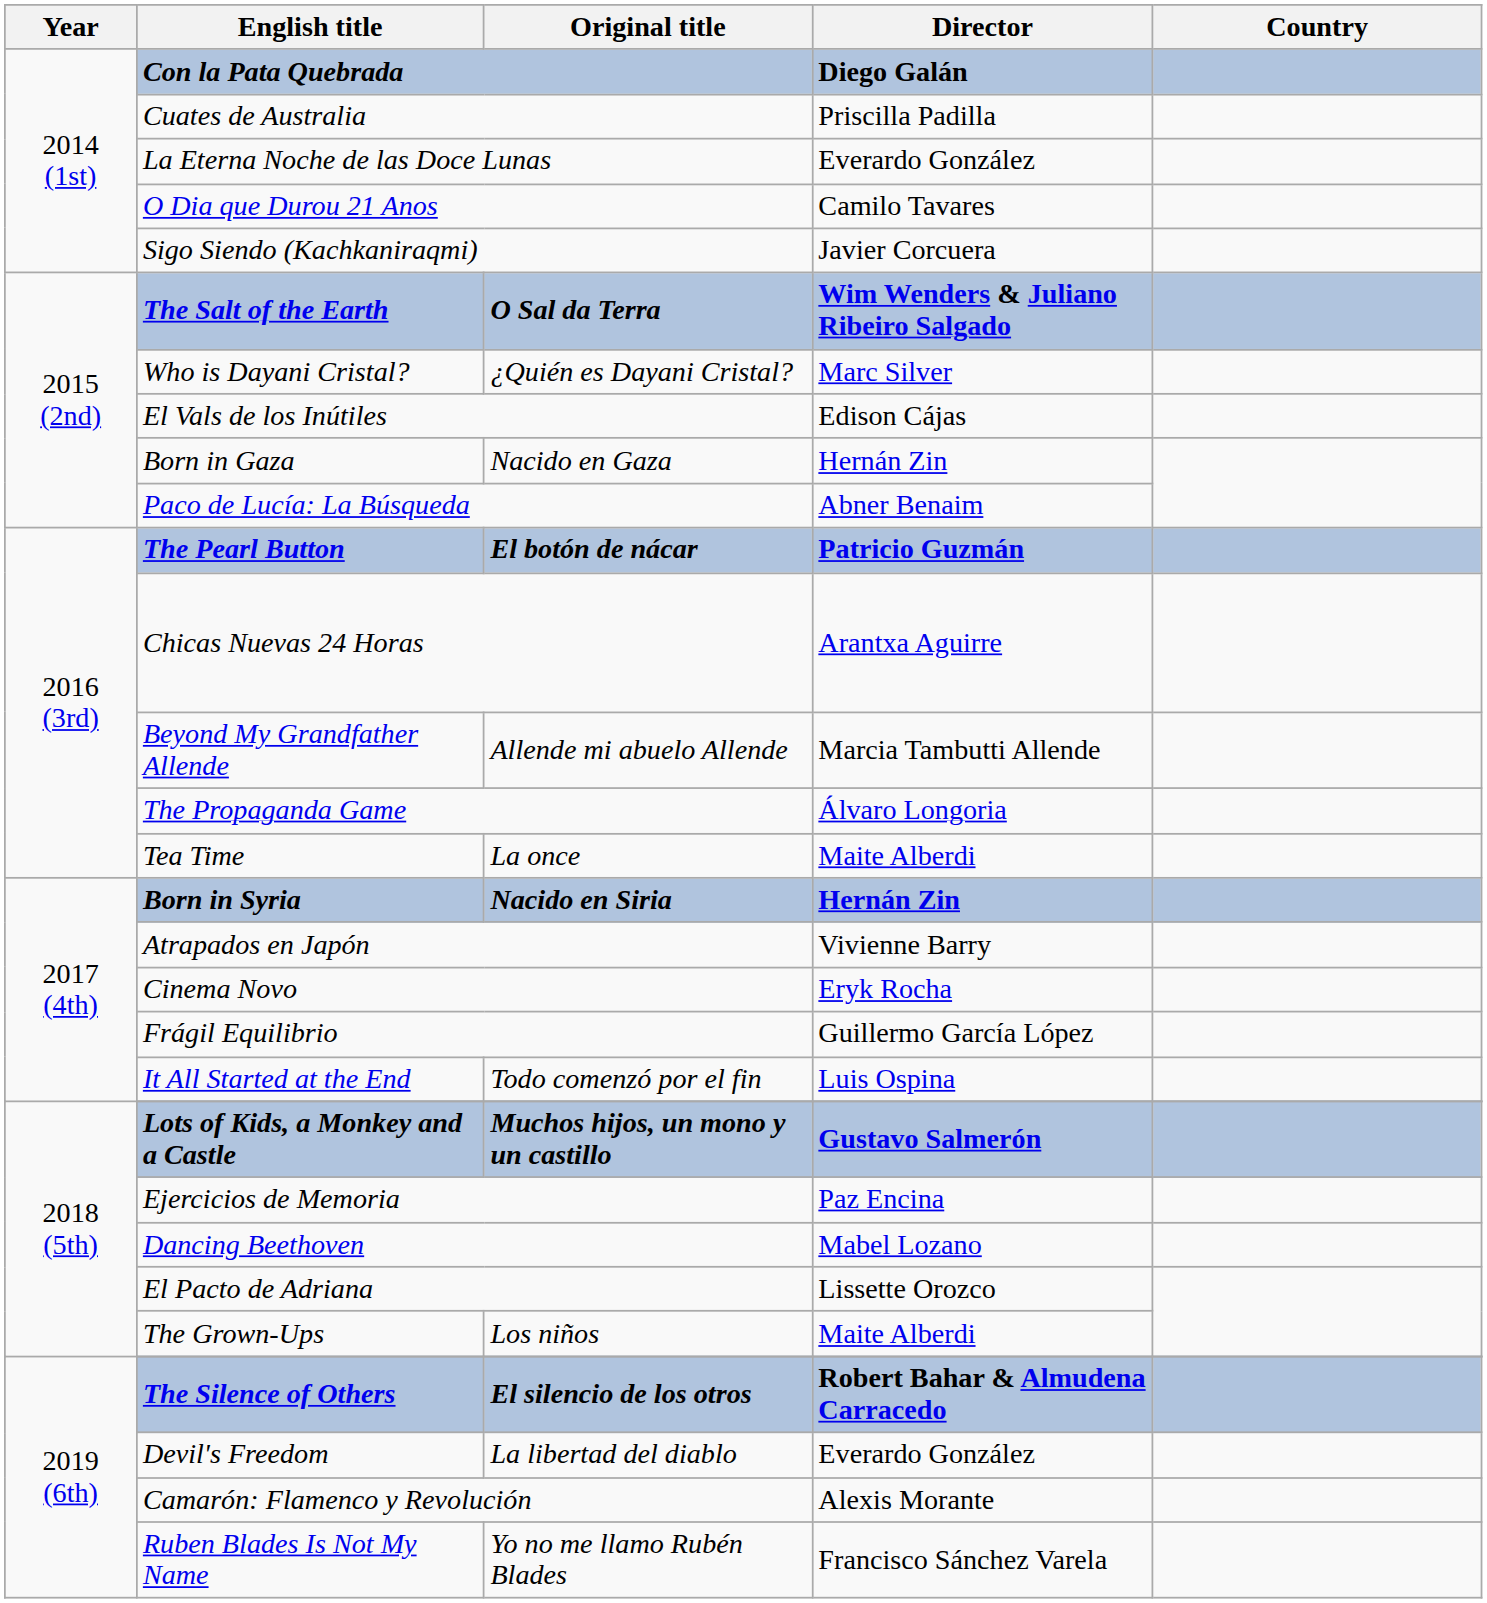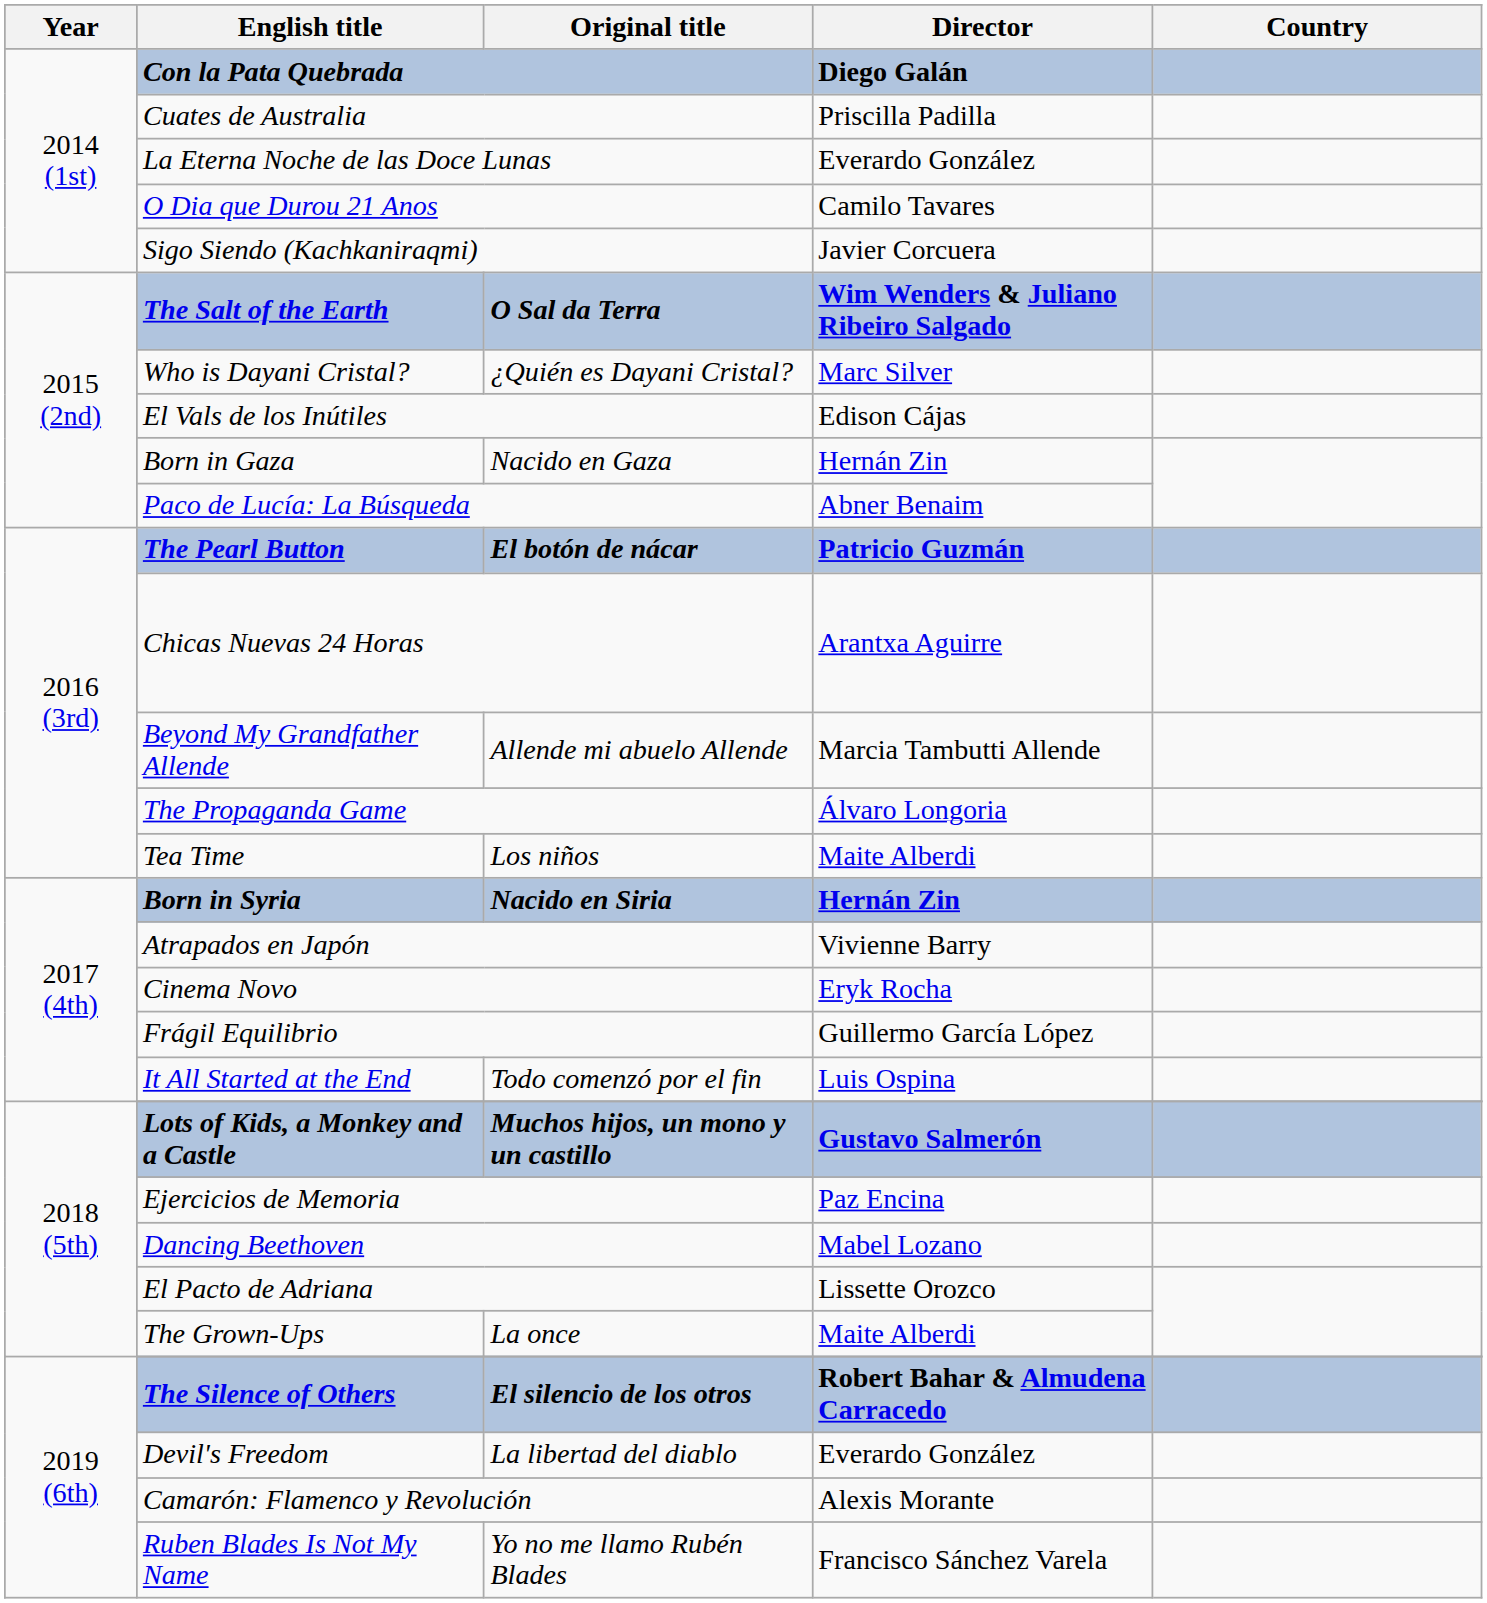(535, 855) La once -> (545, 855) Los niños
(545, 1333) Los niños -> (535, 1333) La once
